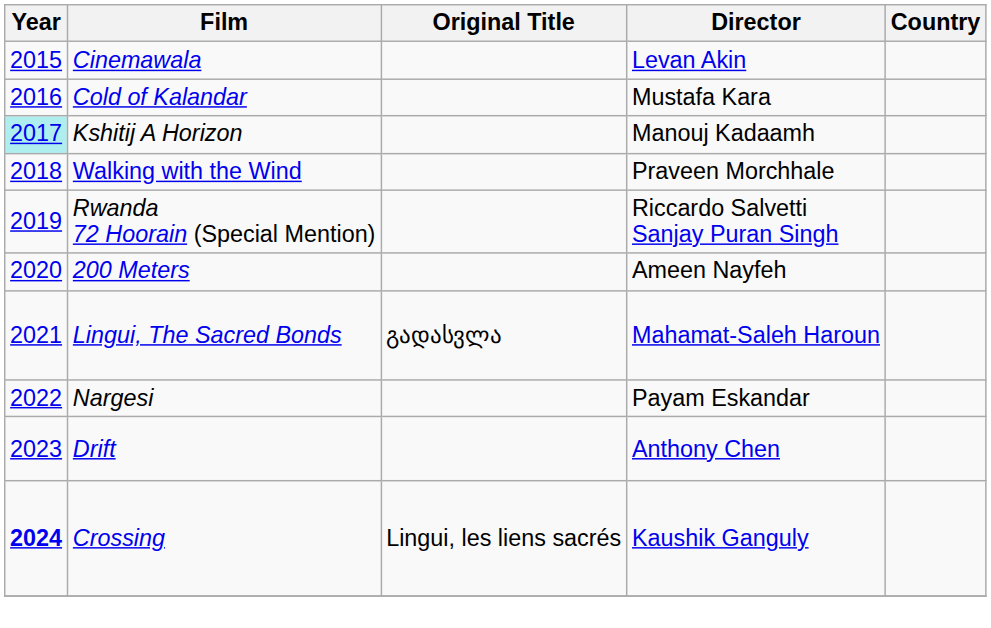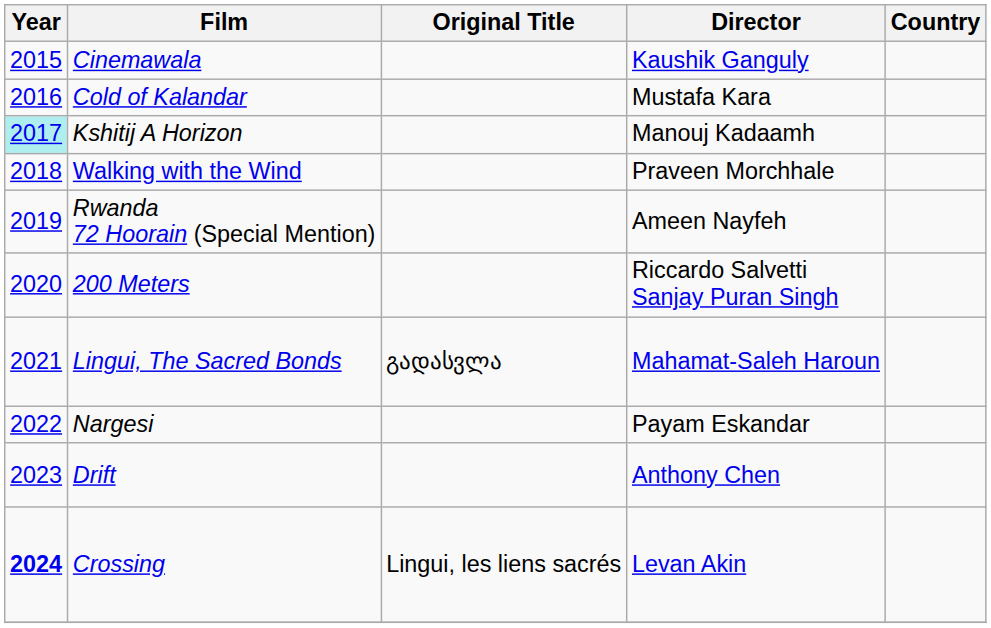(689, 60) Levan Akin -> (720, 60) Kaushik Ganguly
(735, 221) Riccardo Salvetti Sanjay Puran Singh -> (709, 221) Ameen Nayfeh
(709, 271) Ameen Nayfeh -> (735, 284) Riccardo Salvetti Sanjay Puran Singh
(720, 538) Kaushik Ganguly -> (689, 564) Levan Akin
